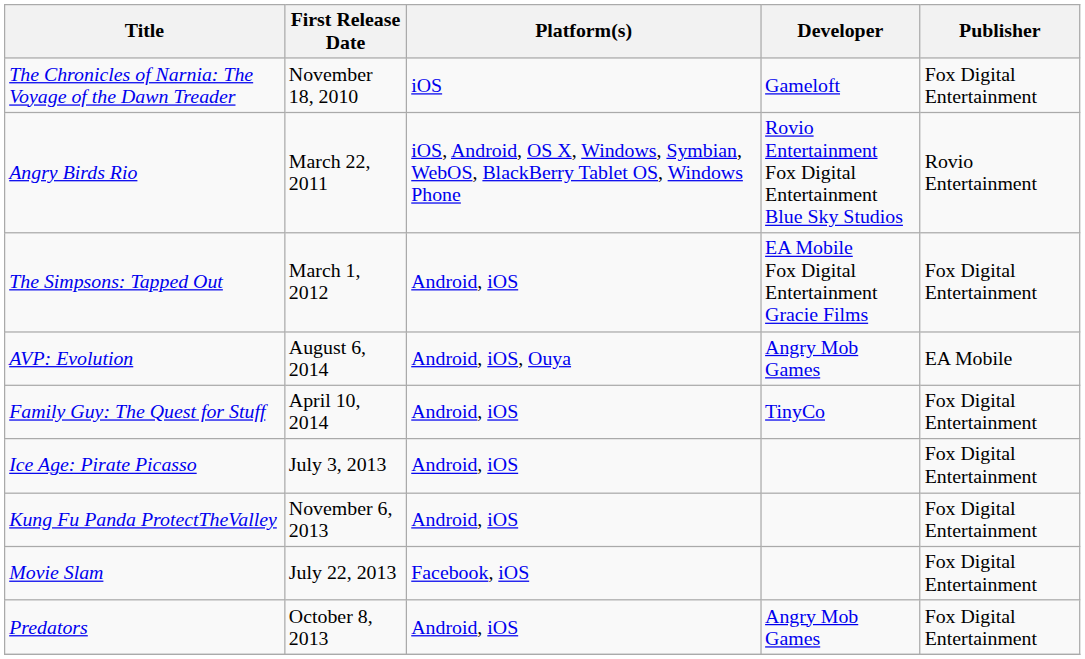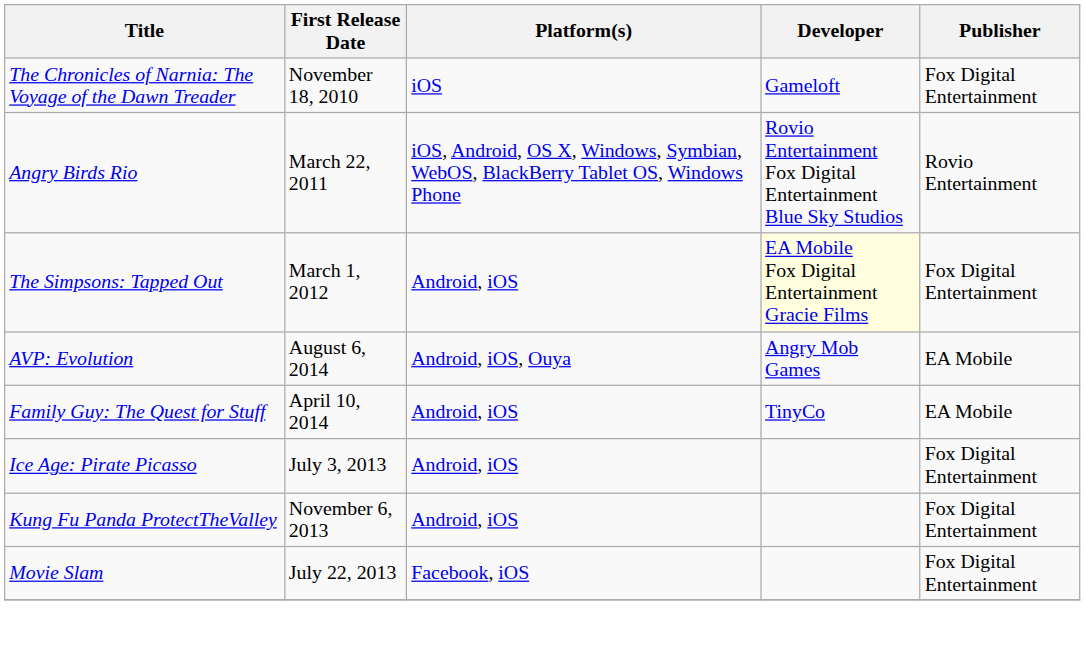(821, 282) no background -> (821, 282) lightyellow background
(981, 411) Fox Digital Entertainment -> (968, 411) EA Mobile
- row: (49, 627)
